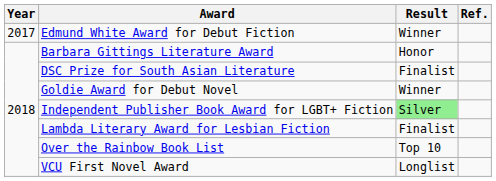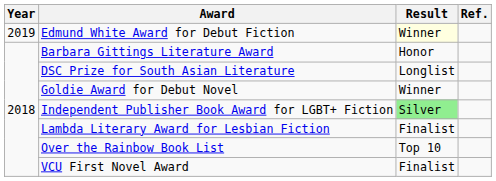(21, 33) 2017 -> (21, 33) 2019
(420, 33) no background -> (420, 33) lightyellow background
(427, 71) Finalist -> (427, 71) Longlist
(427, 167) Longlist -> (427, 167) Finalist
